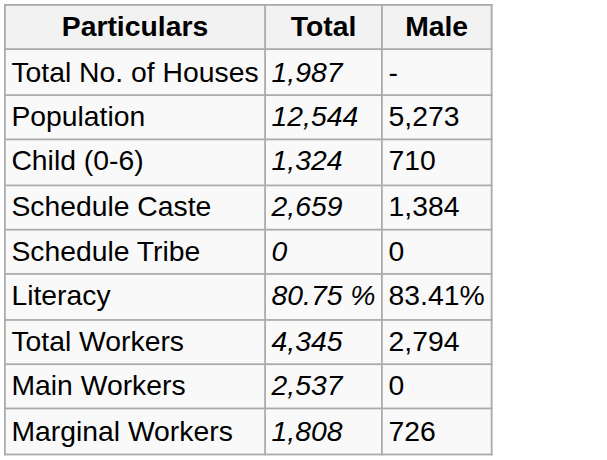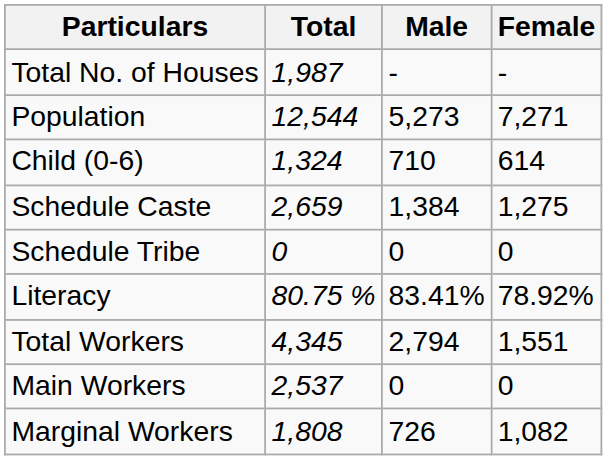+ column: (546, 26)
